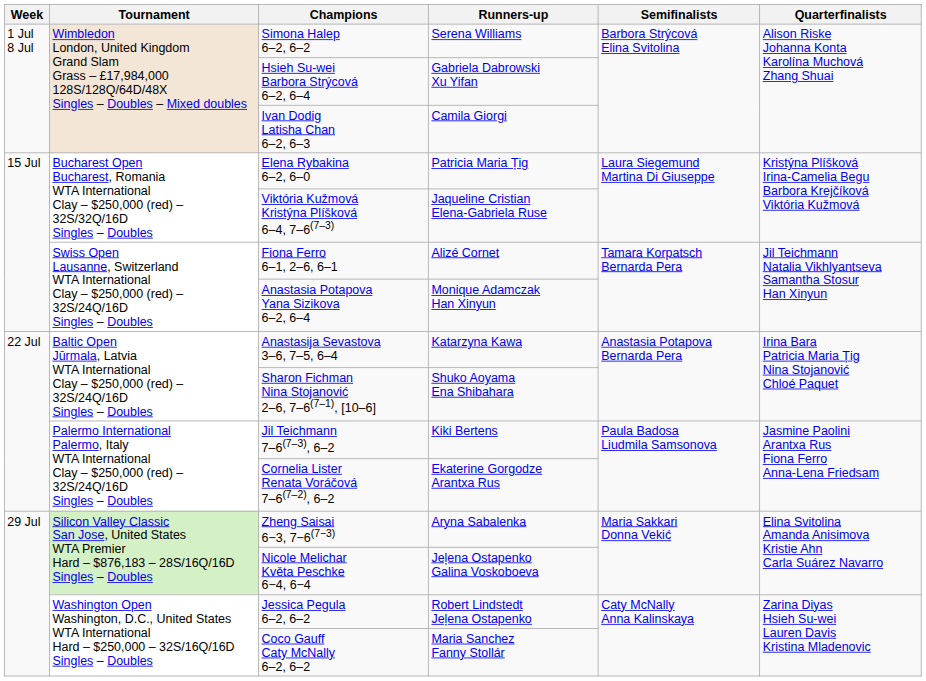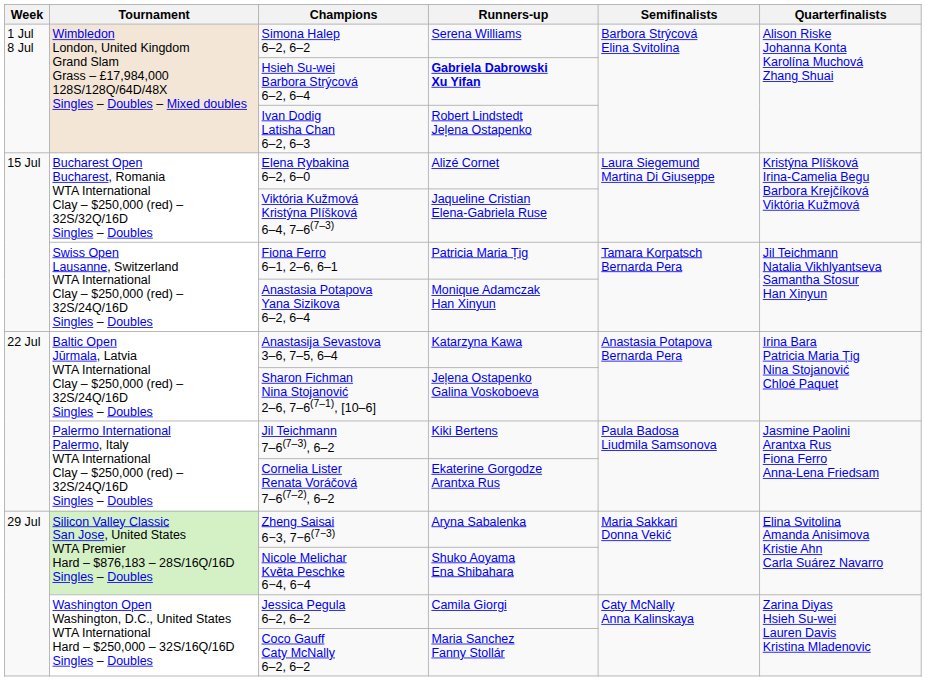(486, 75) normal -> (490, 75) bold
(469, 115) Camila Giorgi -> (482, 122) Robert Lindstedt Jeļena Ostapenko
(480, 163) Patricia Maria Țig -> (465, 163) Alizé Cornet
(465, 253) Alizé Cornet -> (480, 253) Patricia Maria Țig
(473, 385) Shuko Aoyama Ena Shibahara -> (485, 385) Jeļena Ostapenko Galina Voskoboeva
(485, 564) Jeļena Ostapenko Galina Voskoboeva -> (473, 564) Shuko Aoyama Ena Shibahara
(482, 612) Robert Lindstedt Jeļena Ostapenko -> (469, 605) Camila Giorgi
